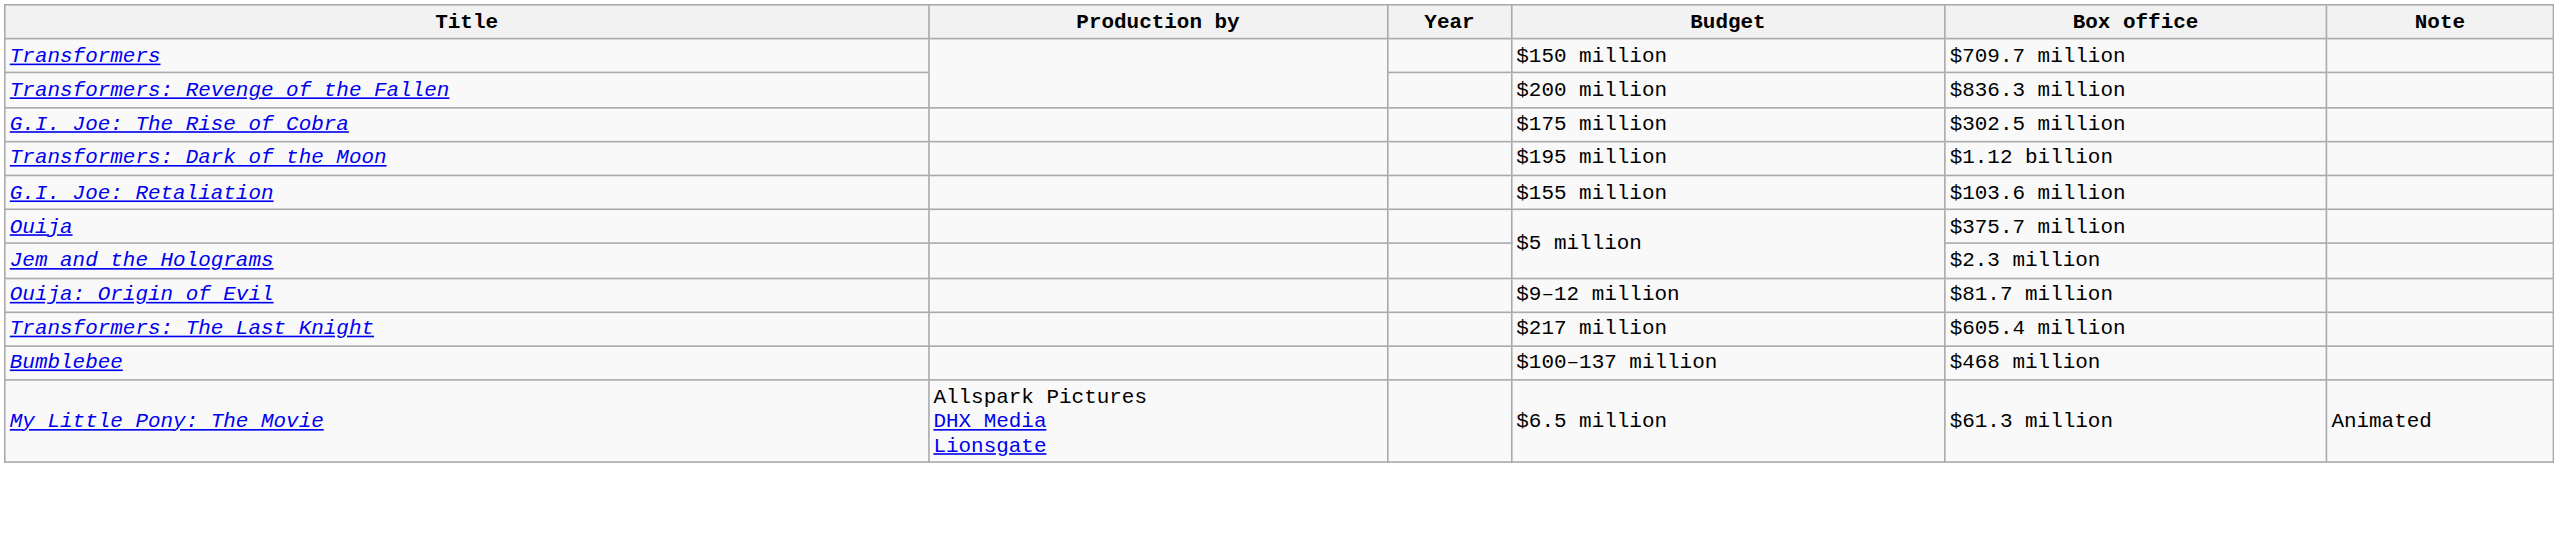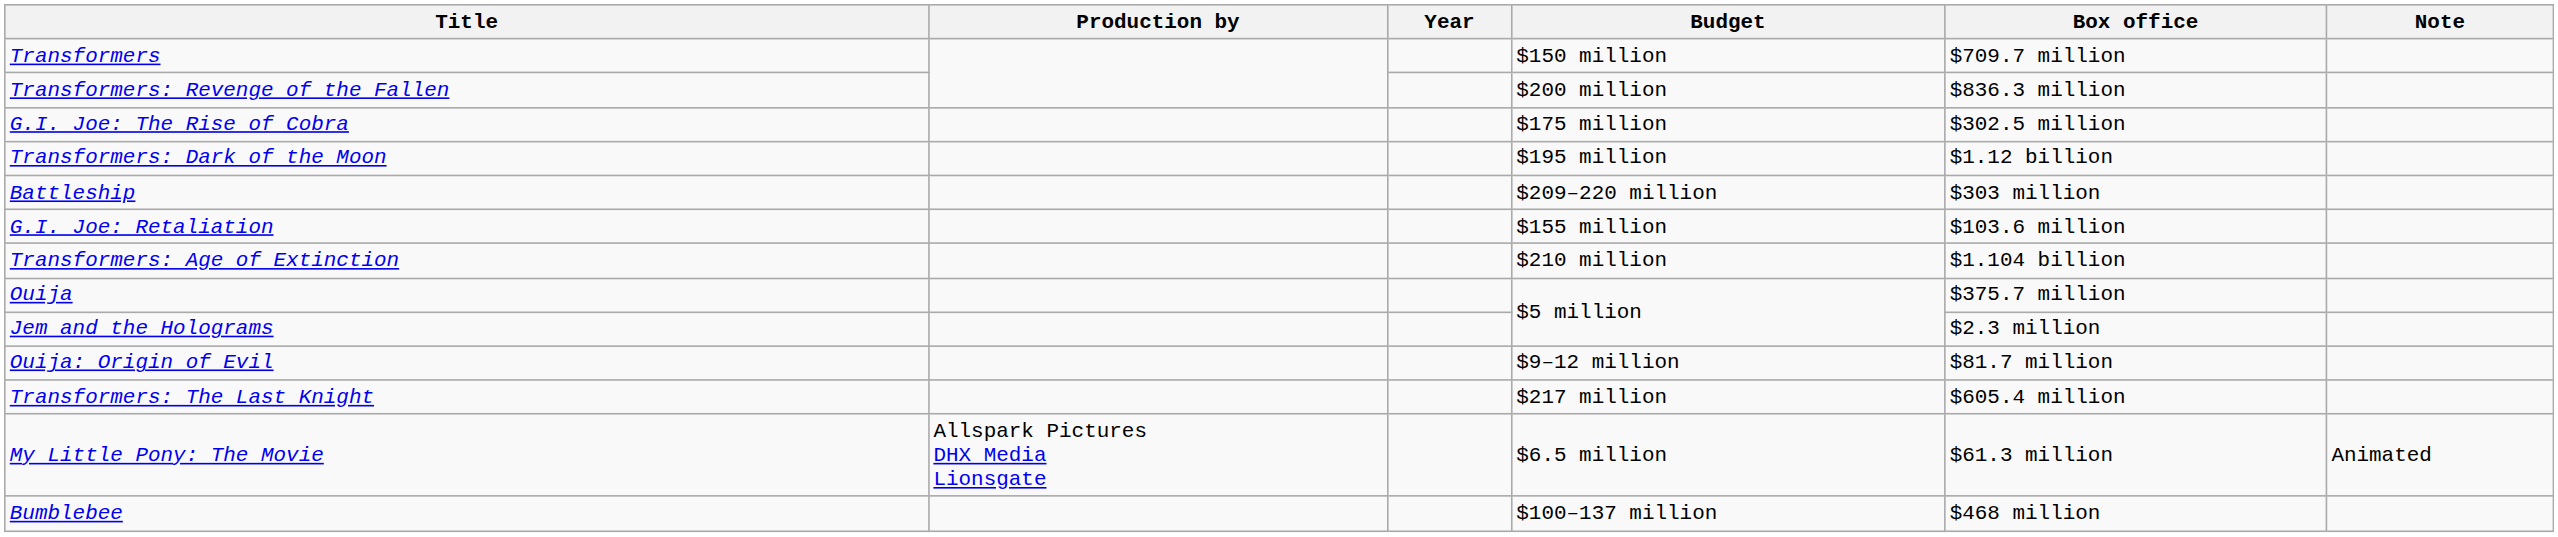+ row: (73, 192)
+ row: (204, 261)
rows swapped: (167, 421) <-> (66, 363)
